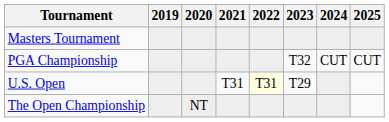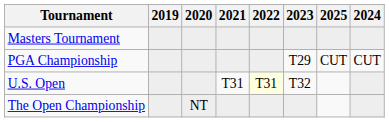columns swapped: (334, 15) <-> (367, 15)
(300, 61) T32 -> (300, 61) T29
(300, 83) T29 -> (300, 83) T32
